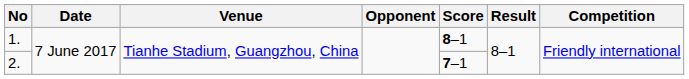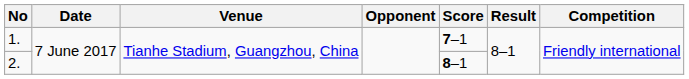(455, 39) 8–1 -> (455, 39) 7–1
(455, 63) 7–1 -> (455, 63) 8–1
